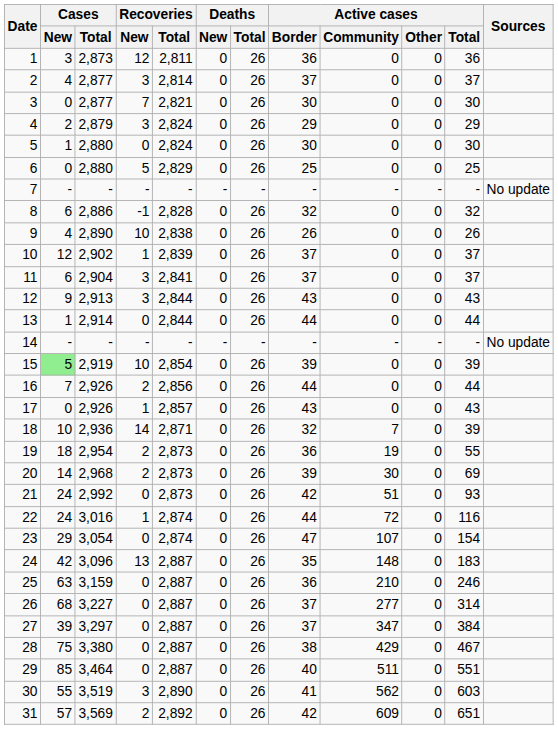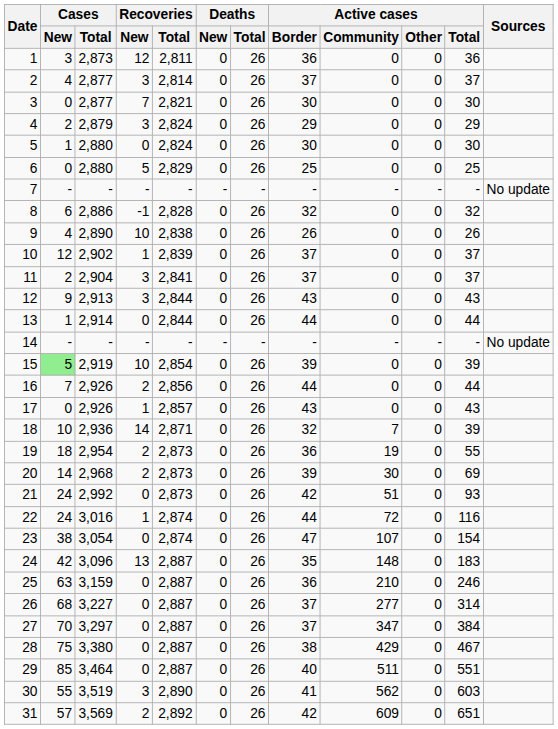(68, 277) 6 -> (68, 277) 2
(64, 539) 29 -> (64, 539) 38
(64, 626) 39 -> (64, 626) 70
